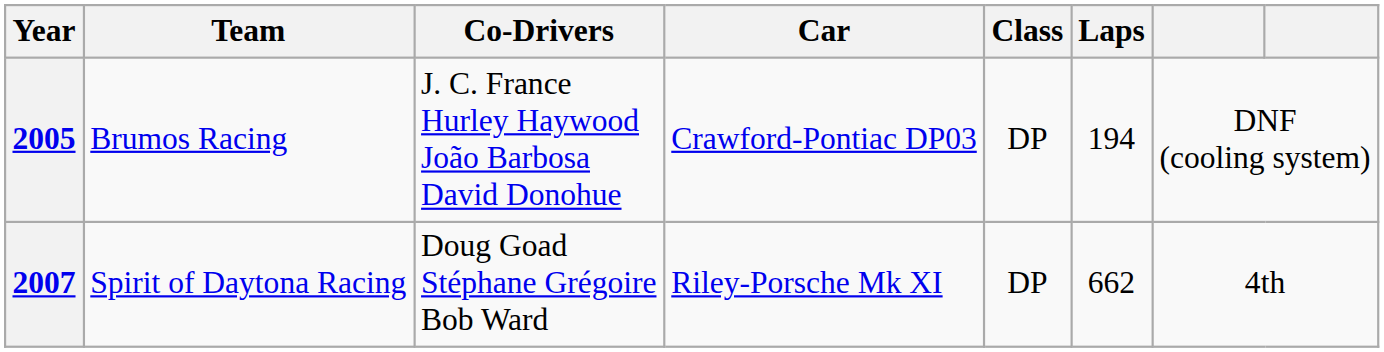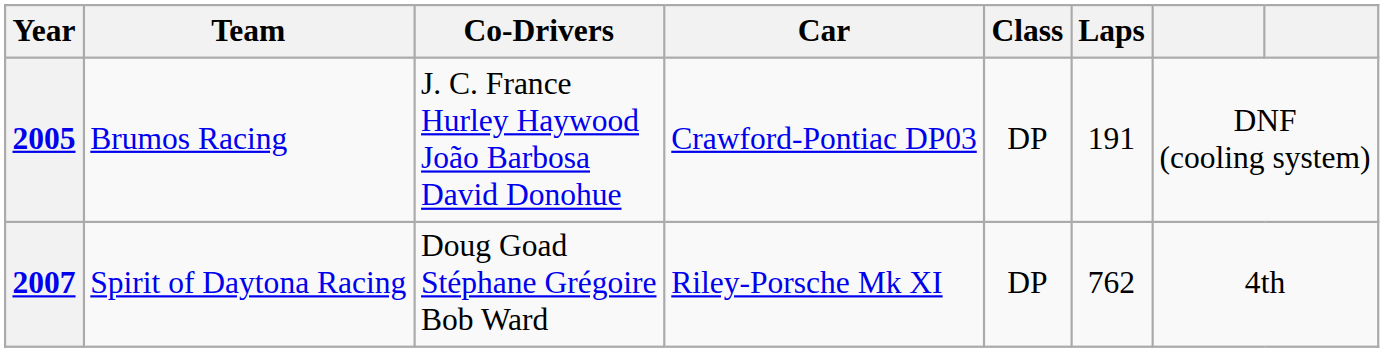(1111, 138) 194 -> (1111, 138) 191
(1111, 283) 662 -> (1111, 283) 762
